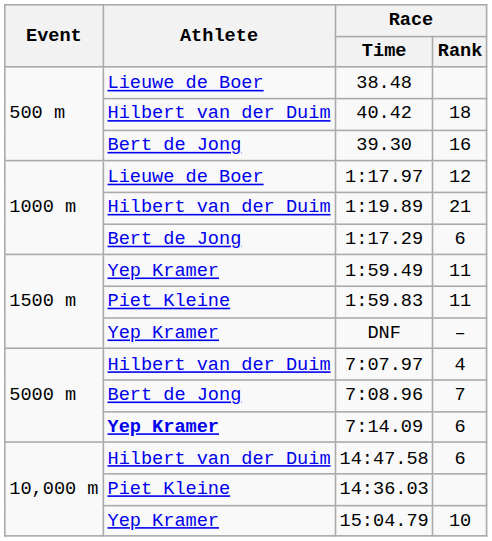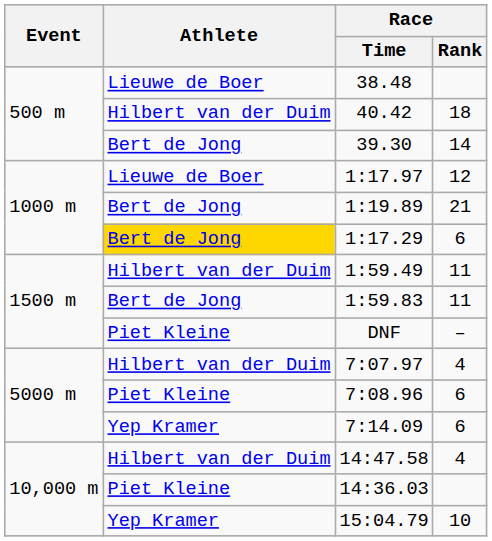(460, 145) 16 -> (460, 145) 14
(219, 208) Hilbert van der Duim -> (174, 208) Bert de Jong
(174, 239) no background -> (174, 239) gold background
(163, 270) Yep Kramer -> (219, 270) Hilbert van der Duim
(169, 301) Piet Kleine -> (174, 301) Bert de Jong
(163, 333) Yep Kramer -> (169, 333) Piet Kleine
(174, 395) Bert de Jong -> (169, 395) Piet Kleine
(460, 395) 7 -> (460, 395) 6
(163, 426) bold -> (163, 426) normal
(460, 458) 6 -> (460, 458) 4
